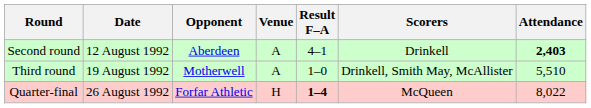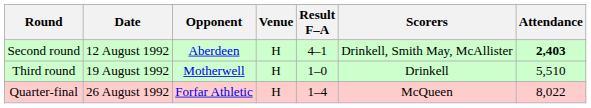(276, 50) A -> (276, 50) H
(427, 50) Drinkell -> (427, 50) Drinkell, Smith May, McAllister
(276, 71) A -> (276, 71) H
(427, 71) Drinkell, Smith May, McAllister -> (427, 71) Drinkell
(317, 92) bold -> (317, 92) normal
